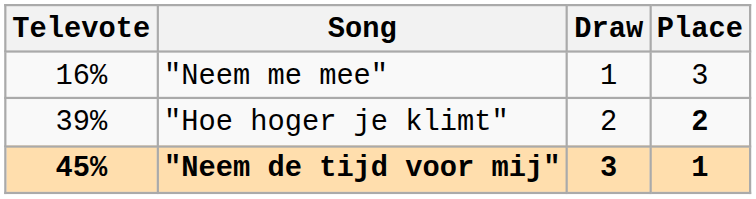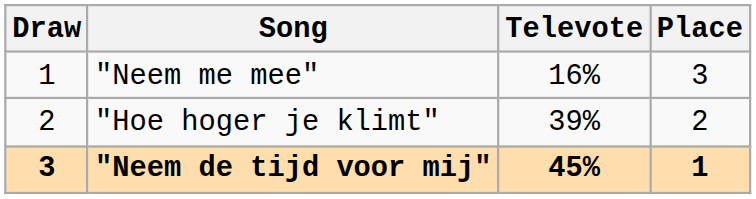columns swapped: (609, 29) <-> (81, 29)
(700, 122) bold -> (700, 122) normal
